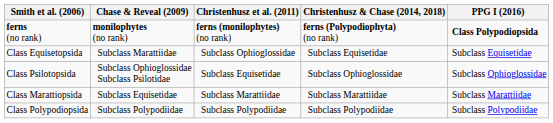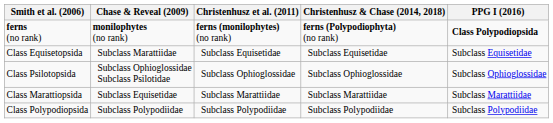(246, 53) Subclass Ophioglossidae -> (238, 53) Subclass Equisetidae
(238, 74) Subclass Equisetidae -> (246, 74) Subclass Ophioglossidae
